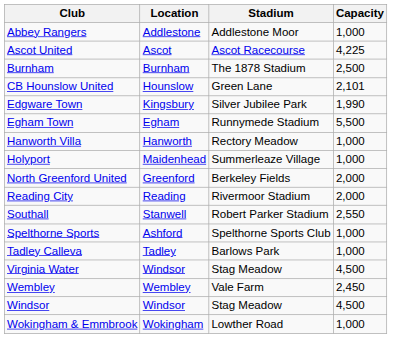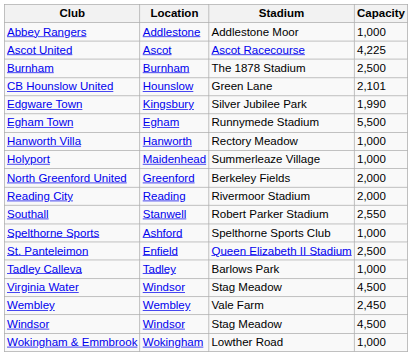+ row: (48, 251)
